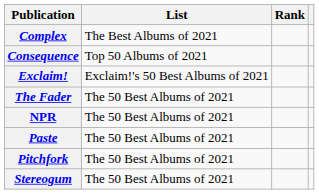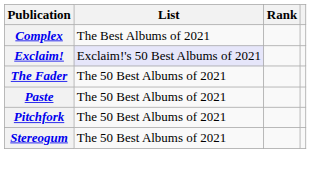- row: (43, 55)
(177, 76) no background -> (169, 55) lavender background
- row: (43, 117)
